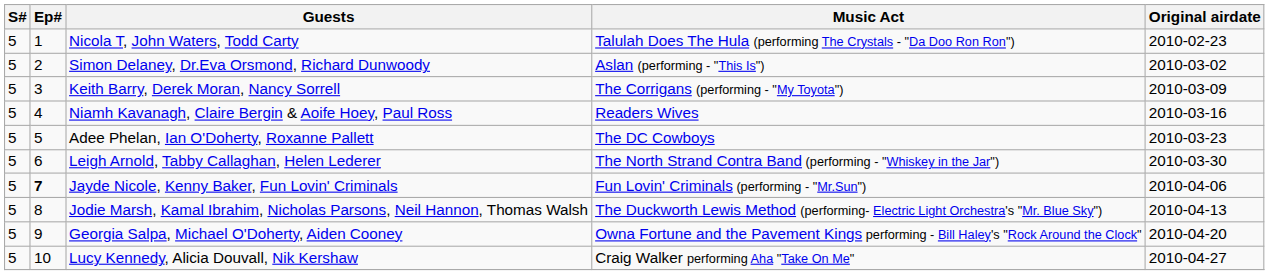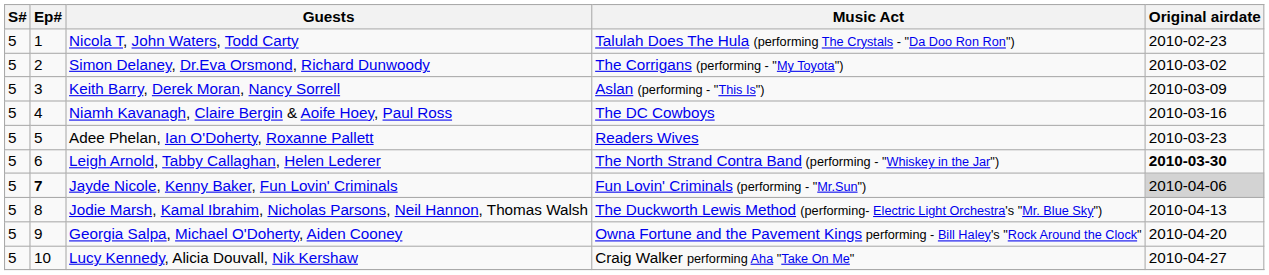(680, 65) Aslan (performing - "This Is") -> (719, 65) The Corrigans (performing - "My Toyota")
(719, 89) The Corrigans (performing - "My Toyota") -> (680, 89) Aslan (performing - "This Is")
(647, 113) Readers Wives -> (655, 113) The DC Cowboys
(655, 138) The DC Cowboys -> (647, 138) Readers Wives
(1188, 162) normal -> (1188, 162) bold
(1188, 186) no background -> (1188, 186) lightgrey background
